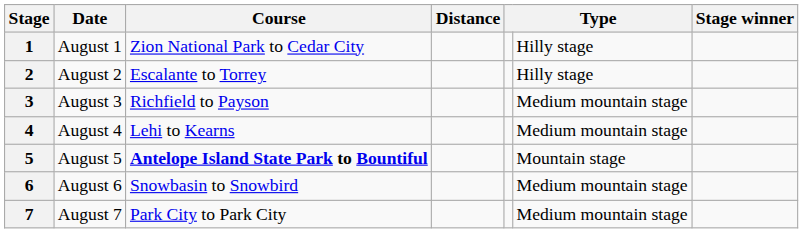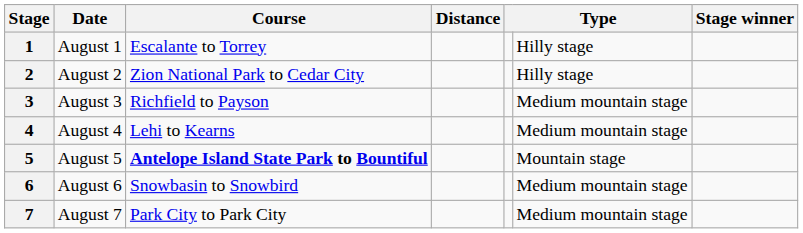(247, 46) Zion National Park to Cedar City -> (198, 46) Escalante to Torrey
(198, 74) Escalante to Torrey -> (247, 74) Zion National Park to Cedar City
